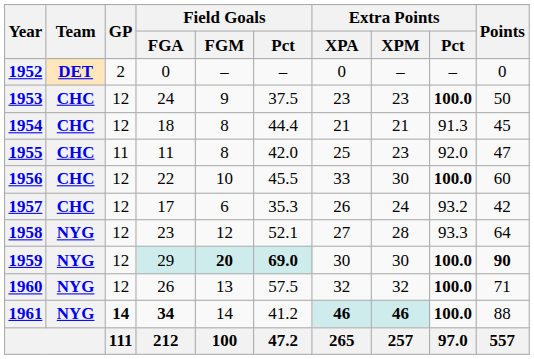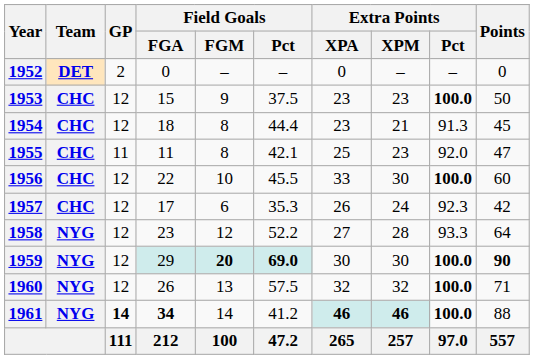(166, 98) 24 -> (166, 98) 15
(342, 125) 21 -> (342, 125) 23
(283, 152) 42.0 -> (283, 152) 42.1
(453, 206) 93.2 -> (453, 206) 92.3
(283, 233) 52.1 -> (283, 233) 52.2
